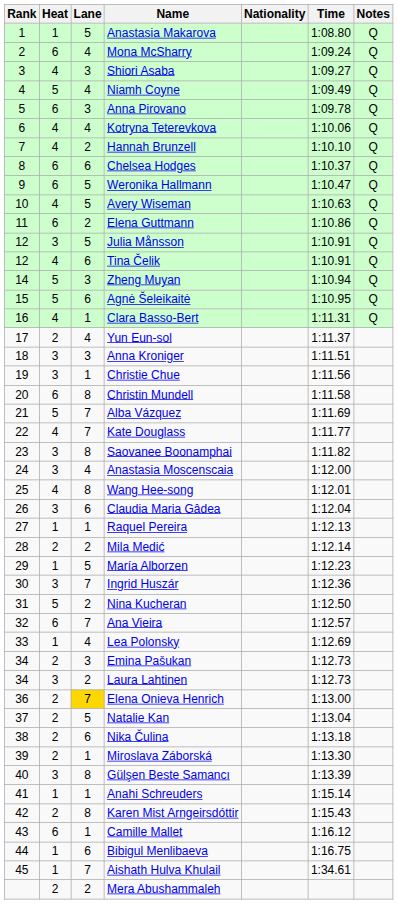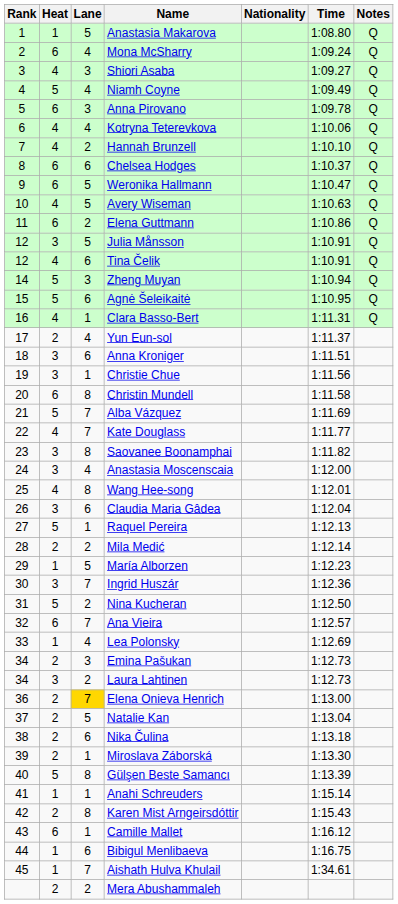(88, 356) 3 -> (88, 356) 6
(55, 527) 1 -> (55, 527) 5
(55, 775) 3 -> (55, 775) 5
